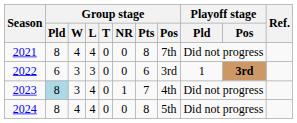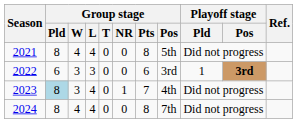(169, 52) 7th -> (169, 52) 5th
(169, 109) 5th -> (169, 109) 7th
